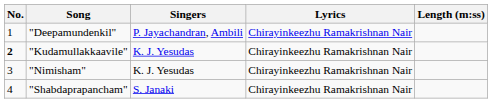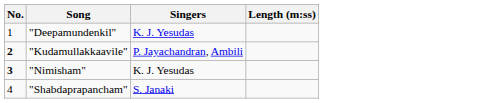- column: (330, 14)
(188, 32) P. Jayachandran, Ambili -> (163, 32) K. J. Yesudas
(163, 51) K. J. Yesudas -> (188, 51) P. Jayachandran, Ambili
(10, 70) normal -> (10, 70) bold
